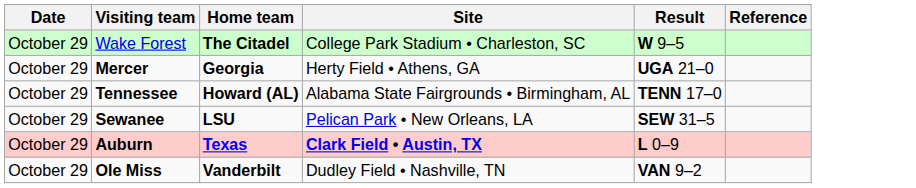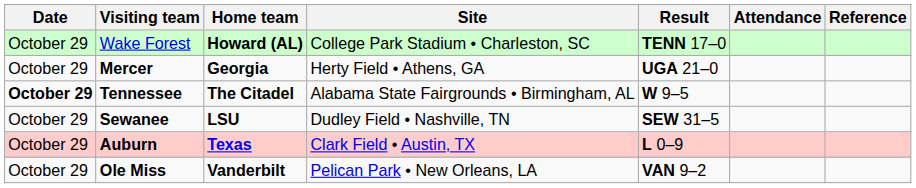+ column: (778, 17)
(246, 43) The Citadel -> (255, 43) Howard (AL)
(661, 43) W 9–5 -> (684, 43) TENN 17–0
(48, 94) normal -> (50, 94) bold
(251, 94) Howard (AL) -> (251, 94) The Citadel
(680, 94) TENN 17–0 -> (665, 94) W 9–5
(419, 119) Pelican Park • New Orleans, LA -> (410, 119) Dudley Field • Nashville, TN
(394, 145) bold -> (393, 145) normal
(406, 171) Dudley Field • Nashville, TN -> (424, 171) Pelican Park • New Orleans, LA
